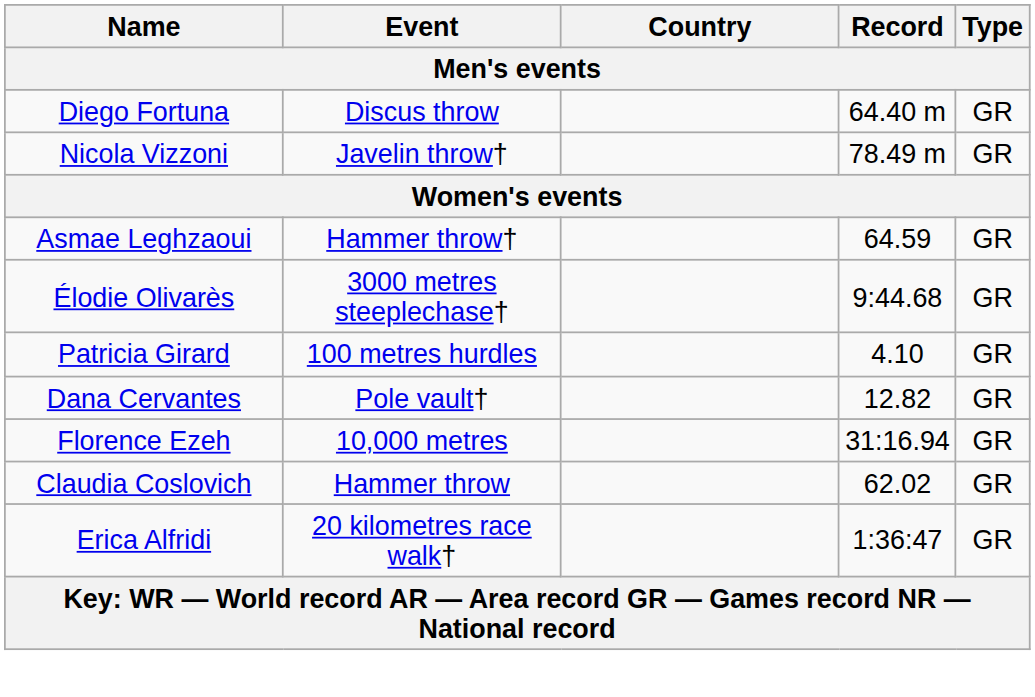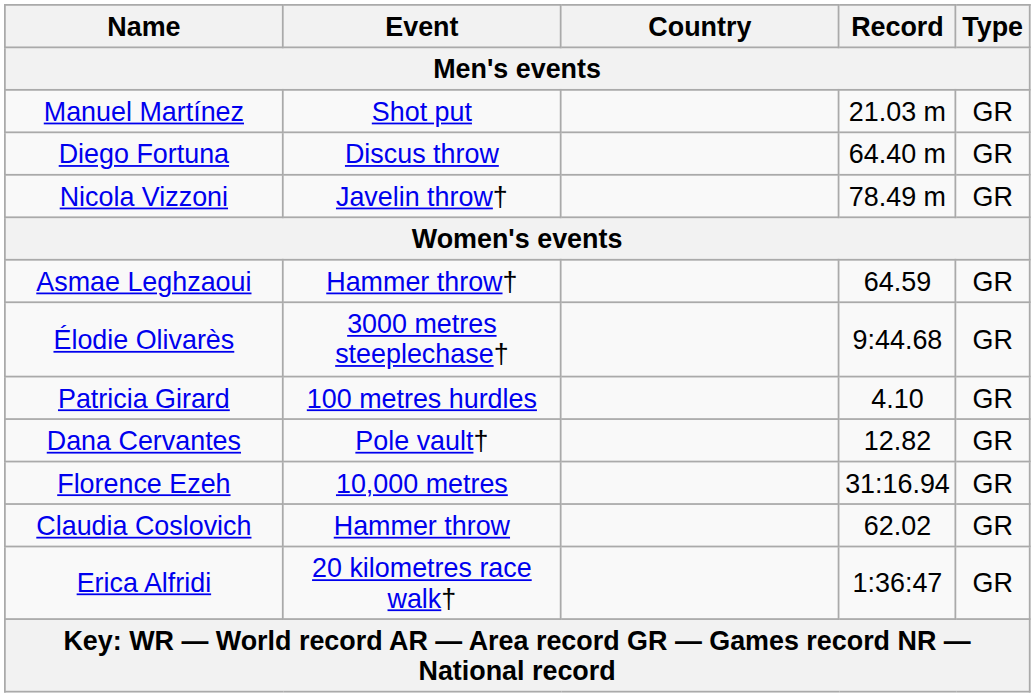+ row: (144, 112)
